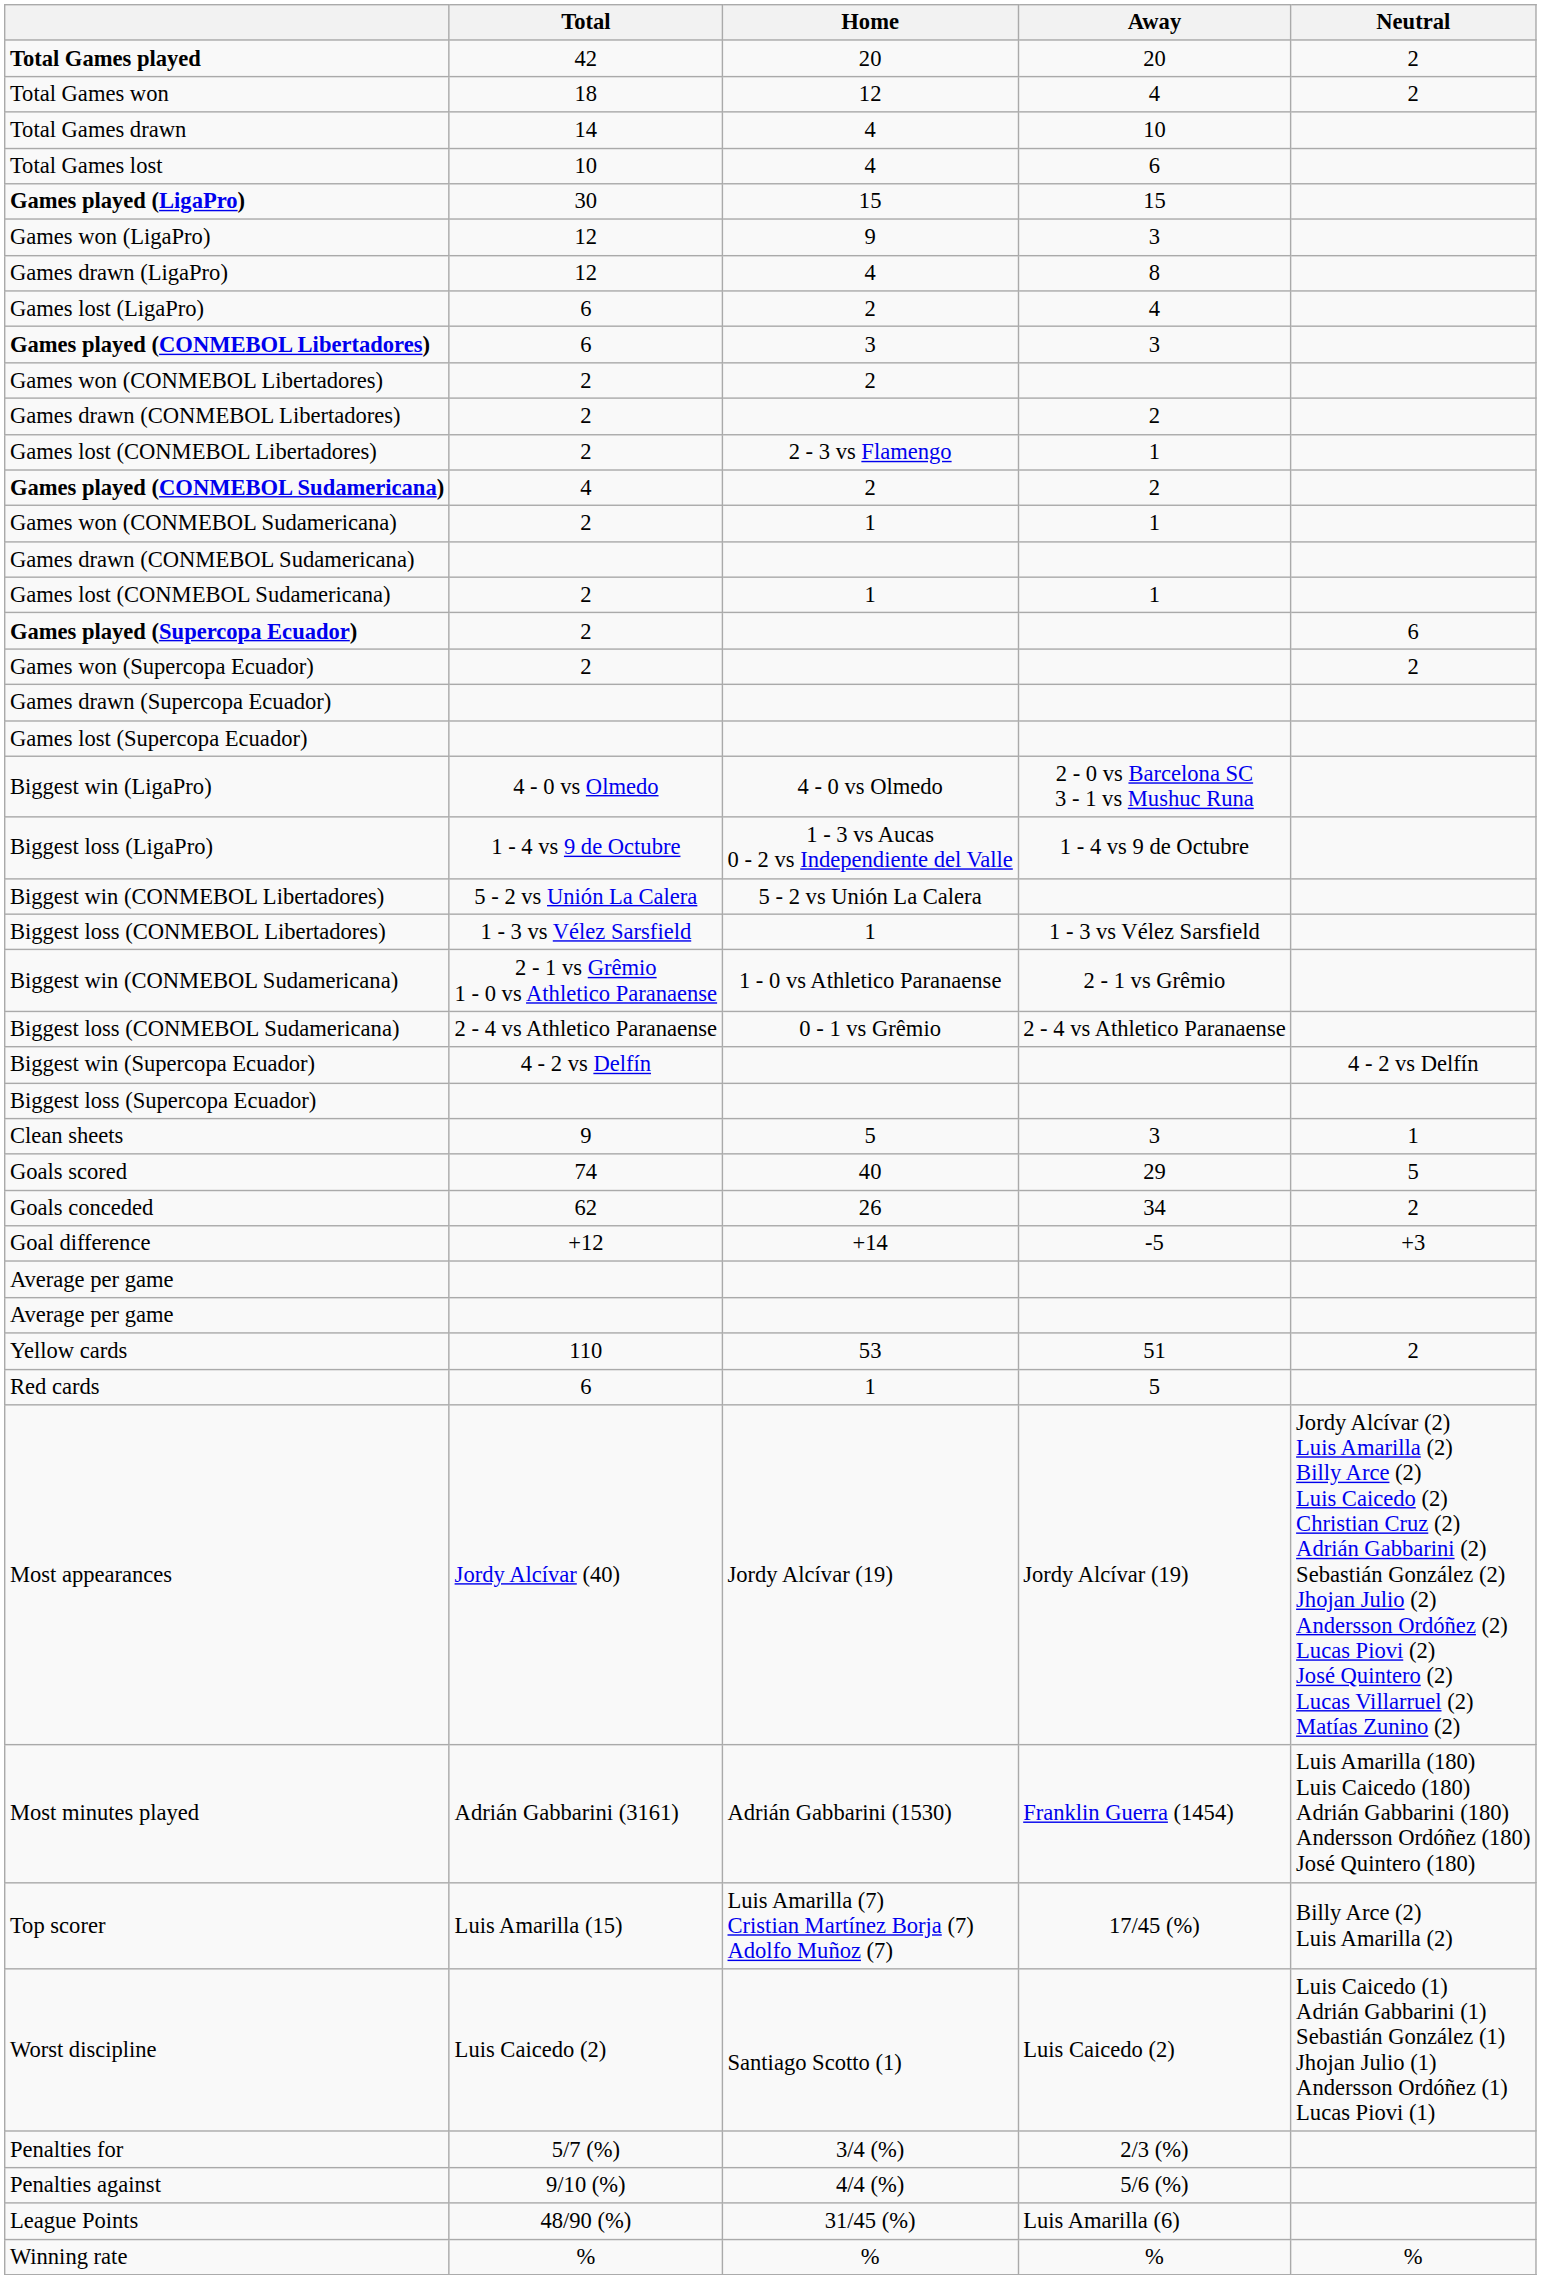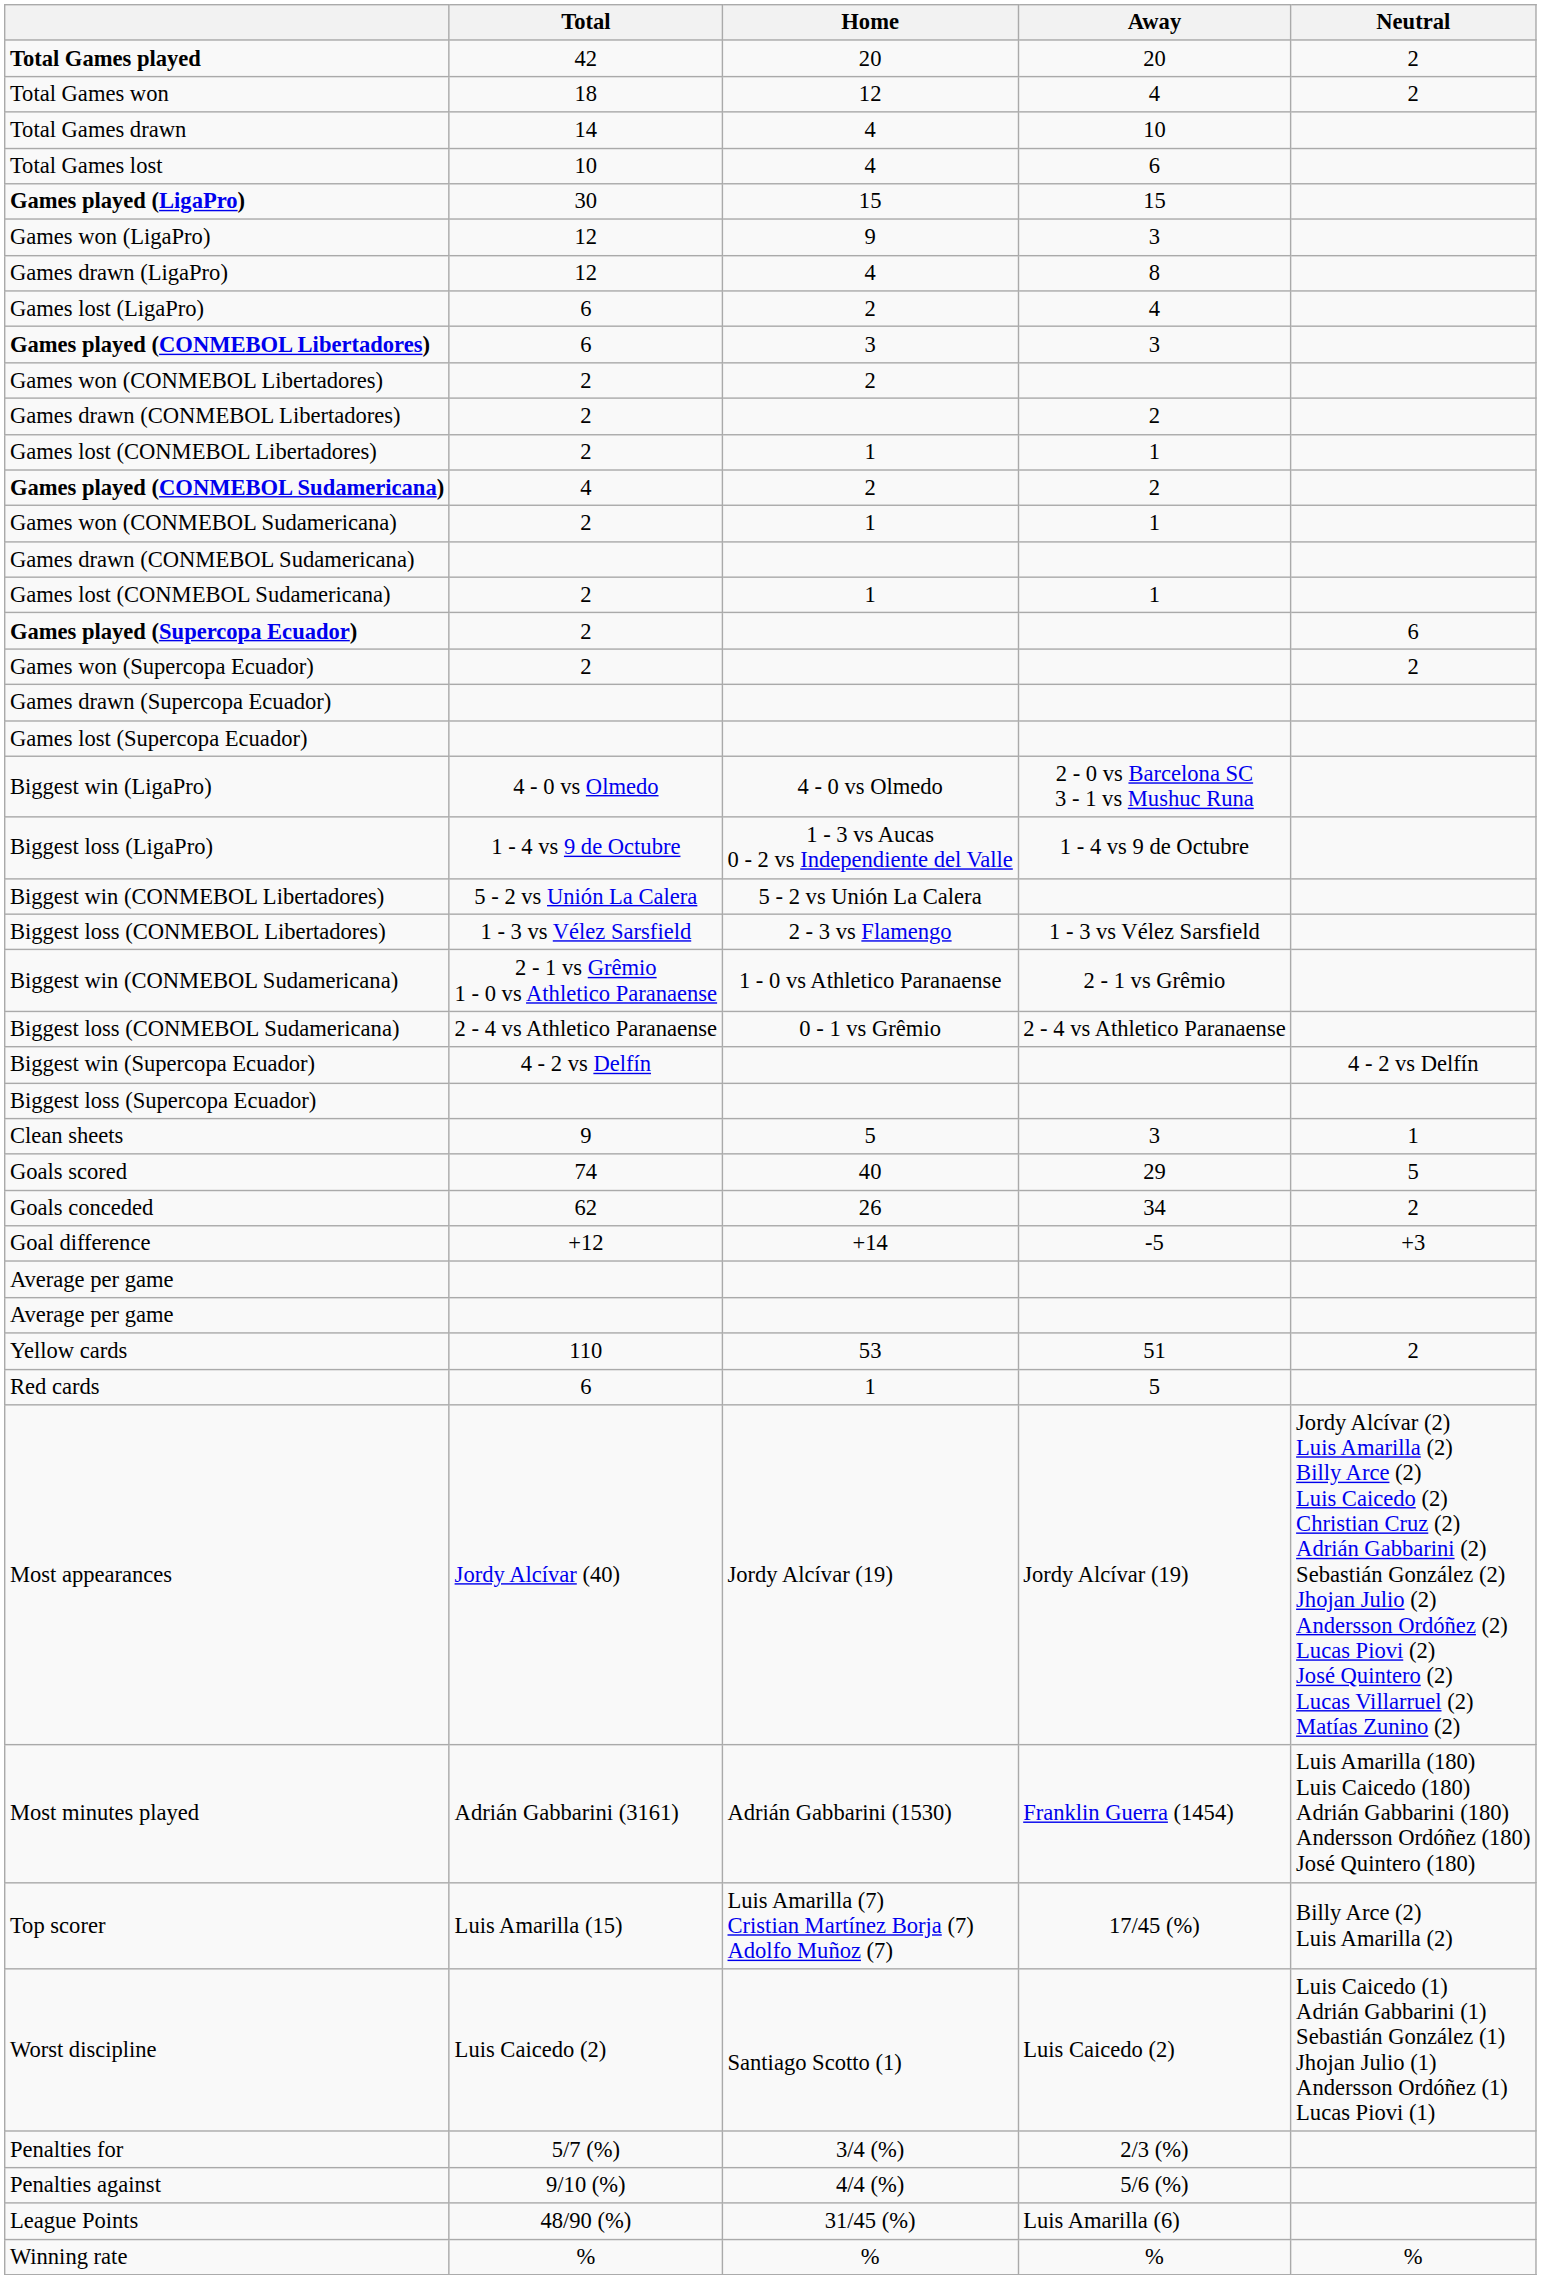(870, 451) 2 - 3 vs Flamengo -> (870, 451) 1
(870, 931) 1 -> (870, 931) 2 - 3 vs Flamengo
